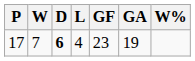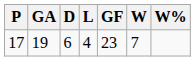columns swapped: (40, 17) <-> (135, 17)
(59, 42) bold -> (68, 42) normal
